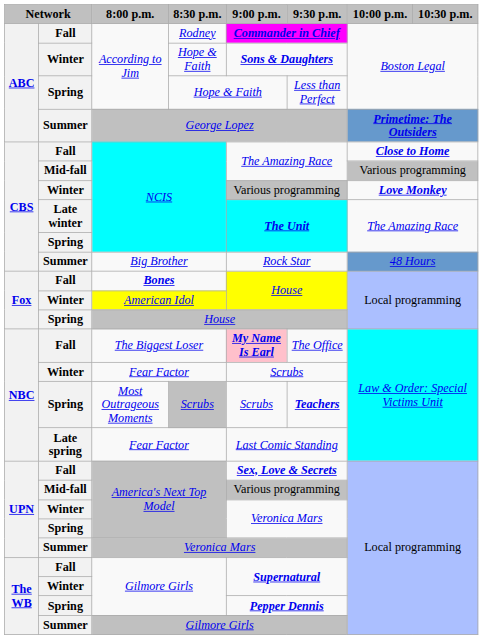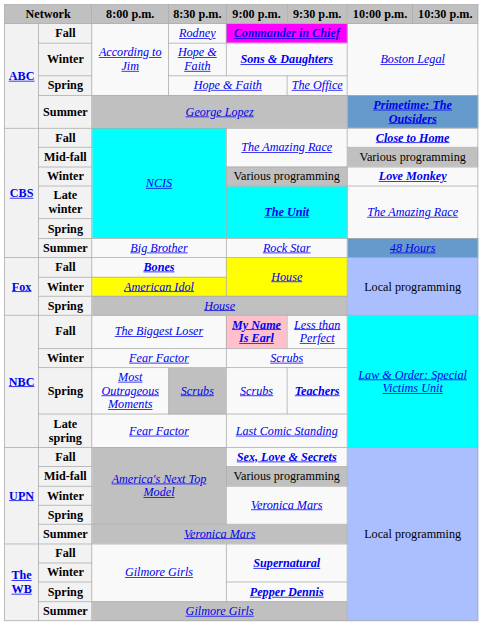(317, 92) Less than Perfect -> (317, 85) The Office
(317, 345) The Office -> (317, 332) Less than Perfect
